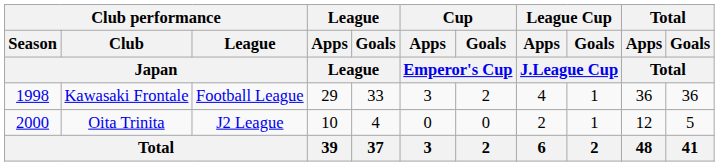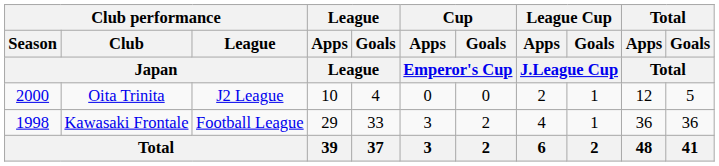rows swapped: (126, 95) <-> (126, 122)
